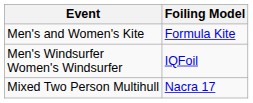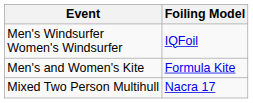rows swapped: (65, 61) <-> (76, 34)
